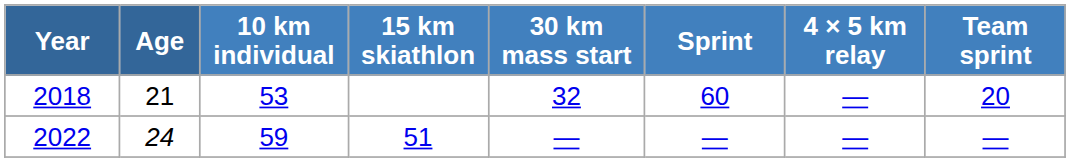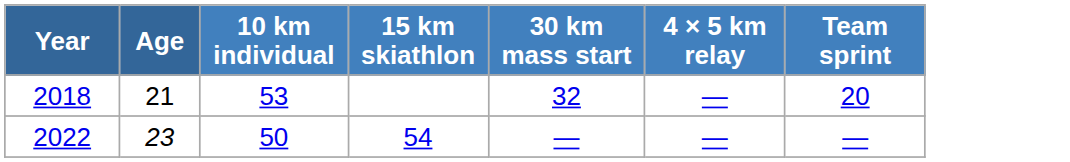- column: (715, 40)
(160, 137) 24 -> (160, 137) 23
(274, 137) 59 -> (274, 137) 50
(418, 137) 51 -> (418, 137) 54
